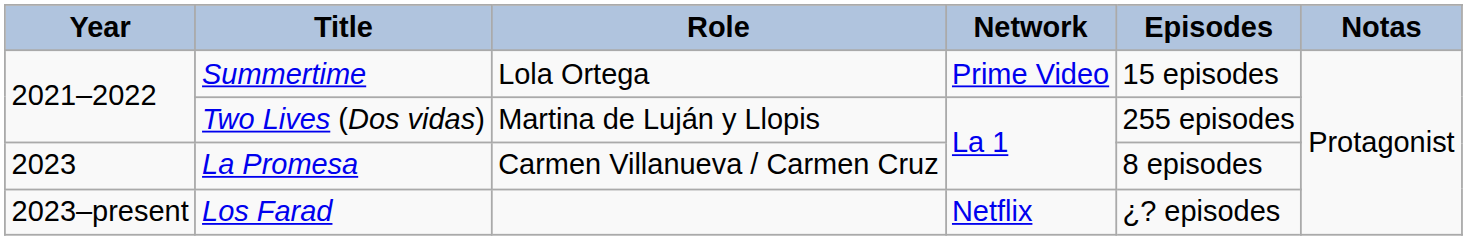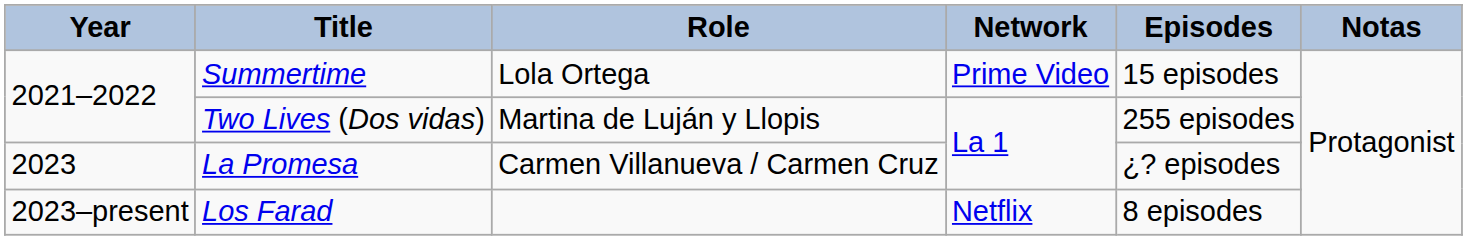(1193, 165) 8 episodes -> (1201, 165) ¿? episodes
(1201, 211) ¿? episodes -> (1193, 211) 8 episodes
